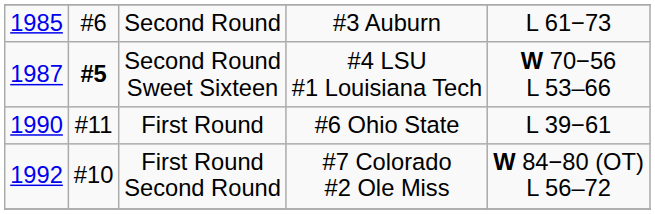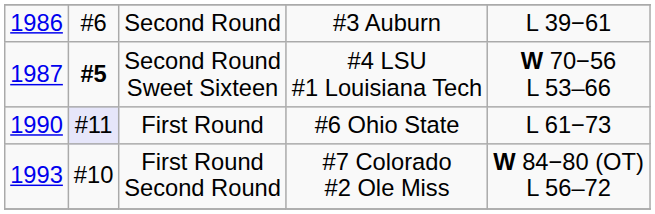(37, 23) 1985 -> (37, 23) 1986
(569, 23) L 61−73 -> (569, 23) L 39−61
(94, 125) no background -> (94, 125) lavender background
(569, 125) L 39−61 -> (569, 125) L 61−73
(37, 175) 1992 -> (37, 175) 1993
